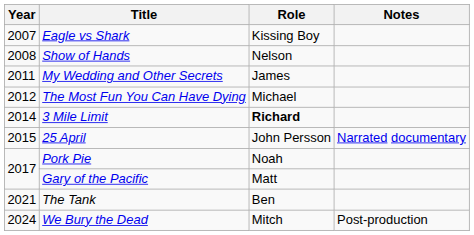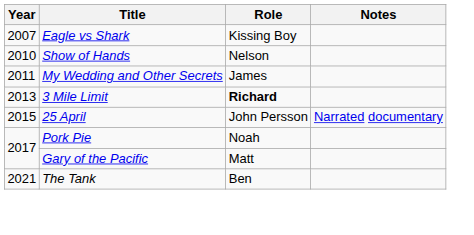(22, 55) 2008 -> (22, 55) 2010
- row: (144, 96)
(22, 117) 2014 -> (22, 96) 2013
- row: (95, 220)
